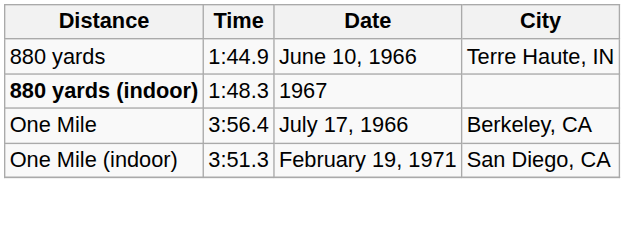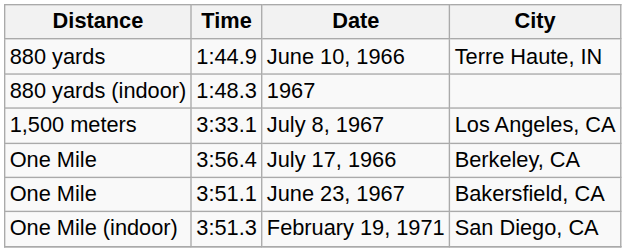(104, 90) bold -> (98, 90) normal
+ row: (326, 125)
+ row: (336, 194)
